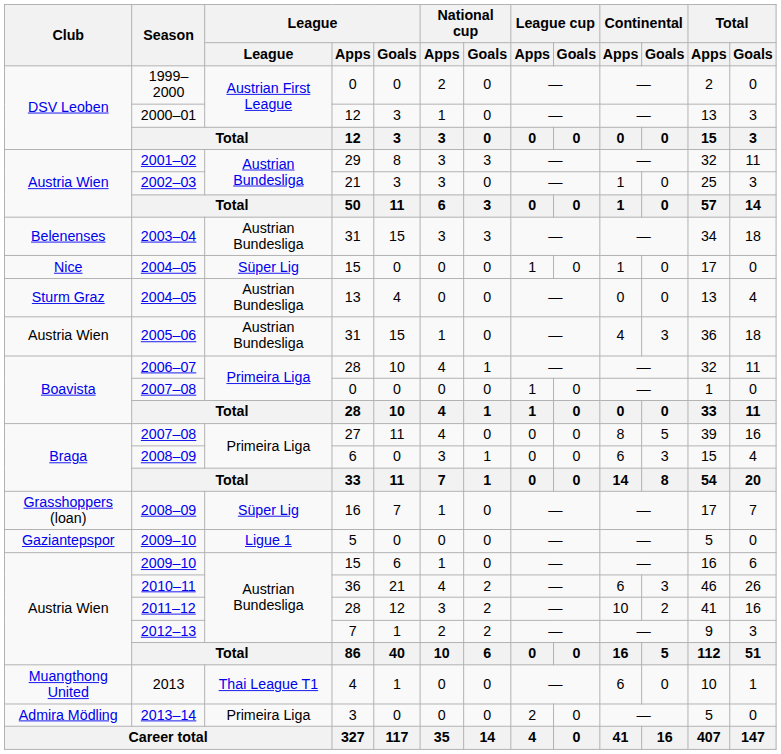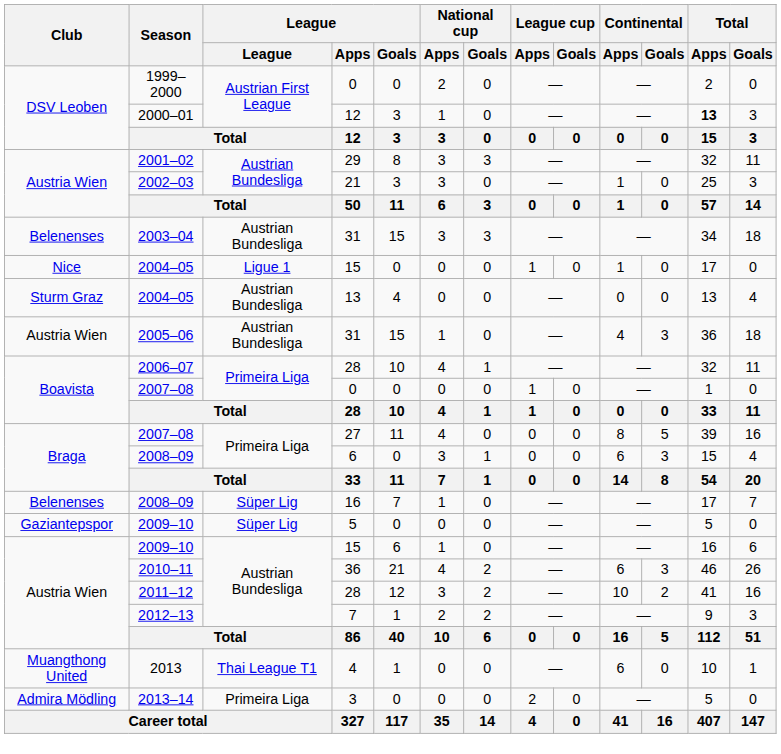(709, 115) normal -> (709, 115) bold
(268, 267) Süper Lig -> (267, 267) Ligue 1
(68, 510) Grasshoppers (loan) -> (67, 502) Belenenses
(268, 541) Ligue 1 -> (267, 524) Süper Lig
